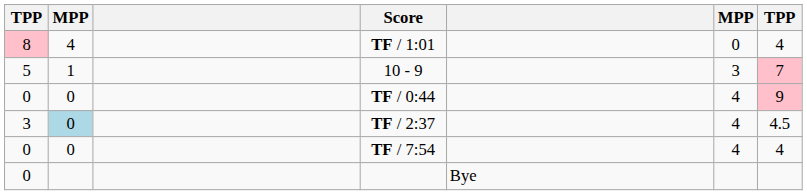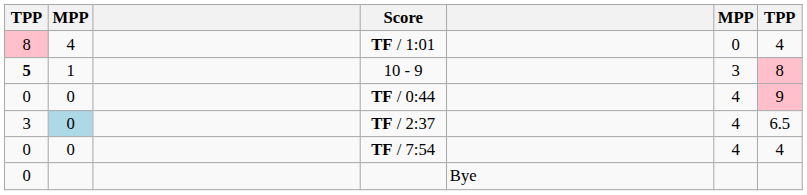(27, 70) normal -> (27, 70) bold
(780, 70) 7 -> (780, 70) 8
(780, 123) 4.5 -> (780, 123) 6.5
